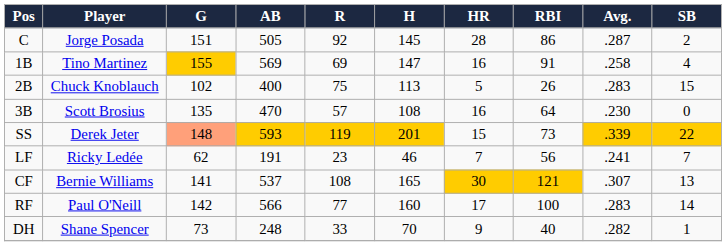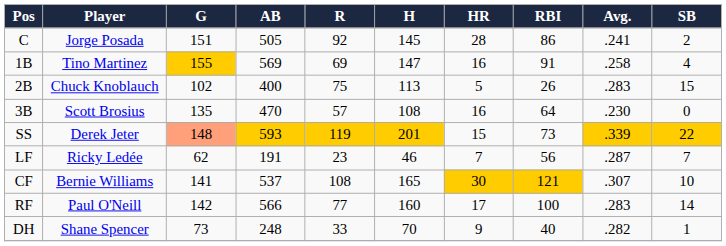(617, 39) .287 -> (617, 39) .241
(617, 157) .241 -> (617, 157) .287
(687, 181) 13 -> (687, 181) 10
